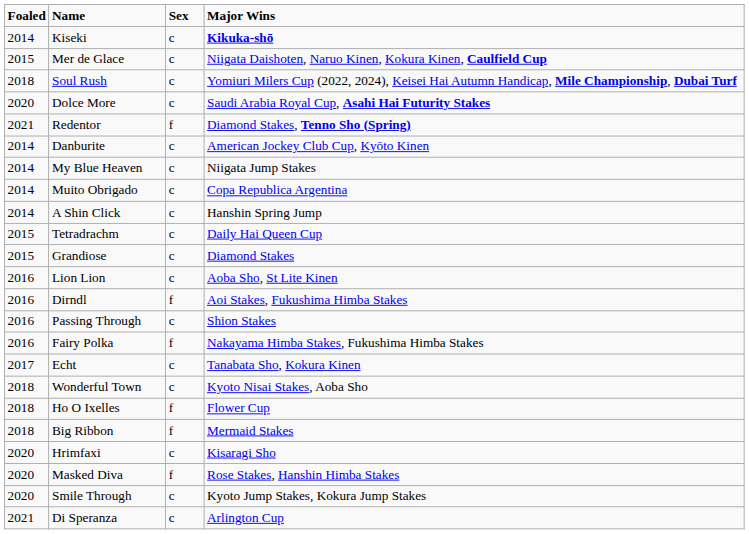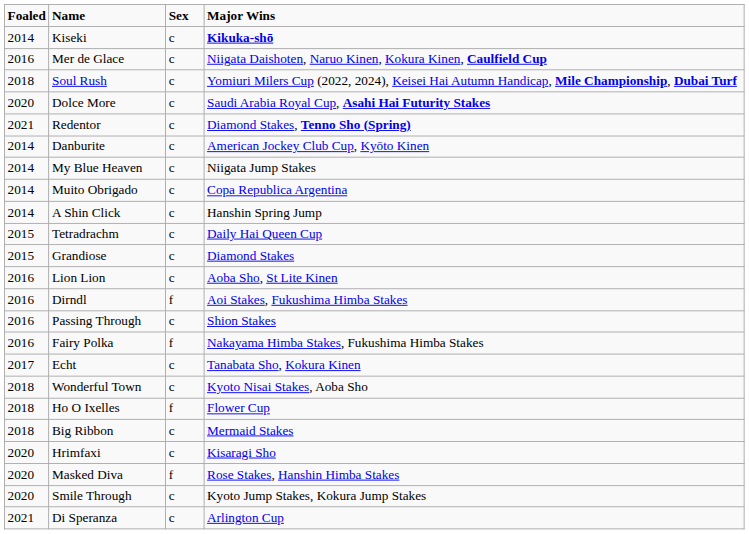(21, 59) 2015 -> (21, 59) 2016
(171, 125) f -> (172, 125) c
(171, 430) f -> (172, 430) c
